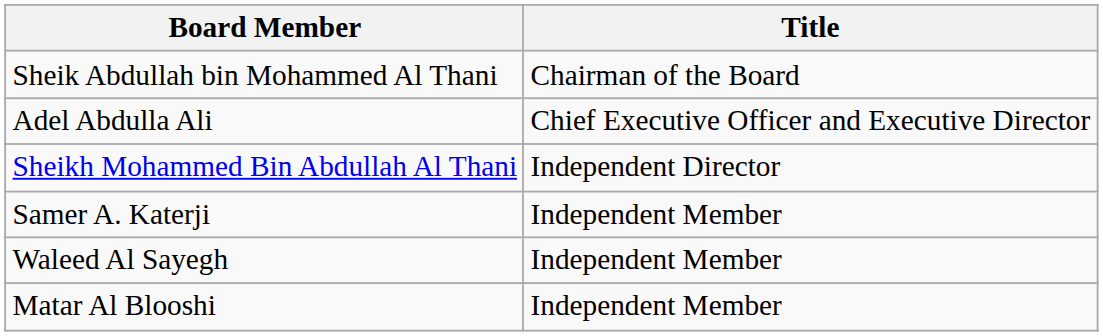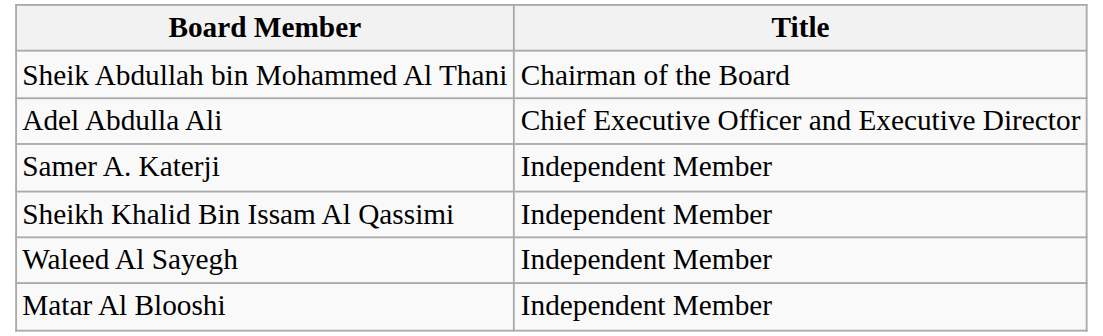- row: (265, 167)
+ row: (238, 213)
